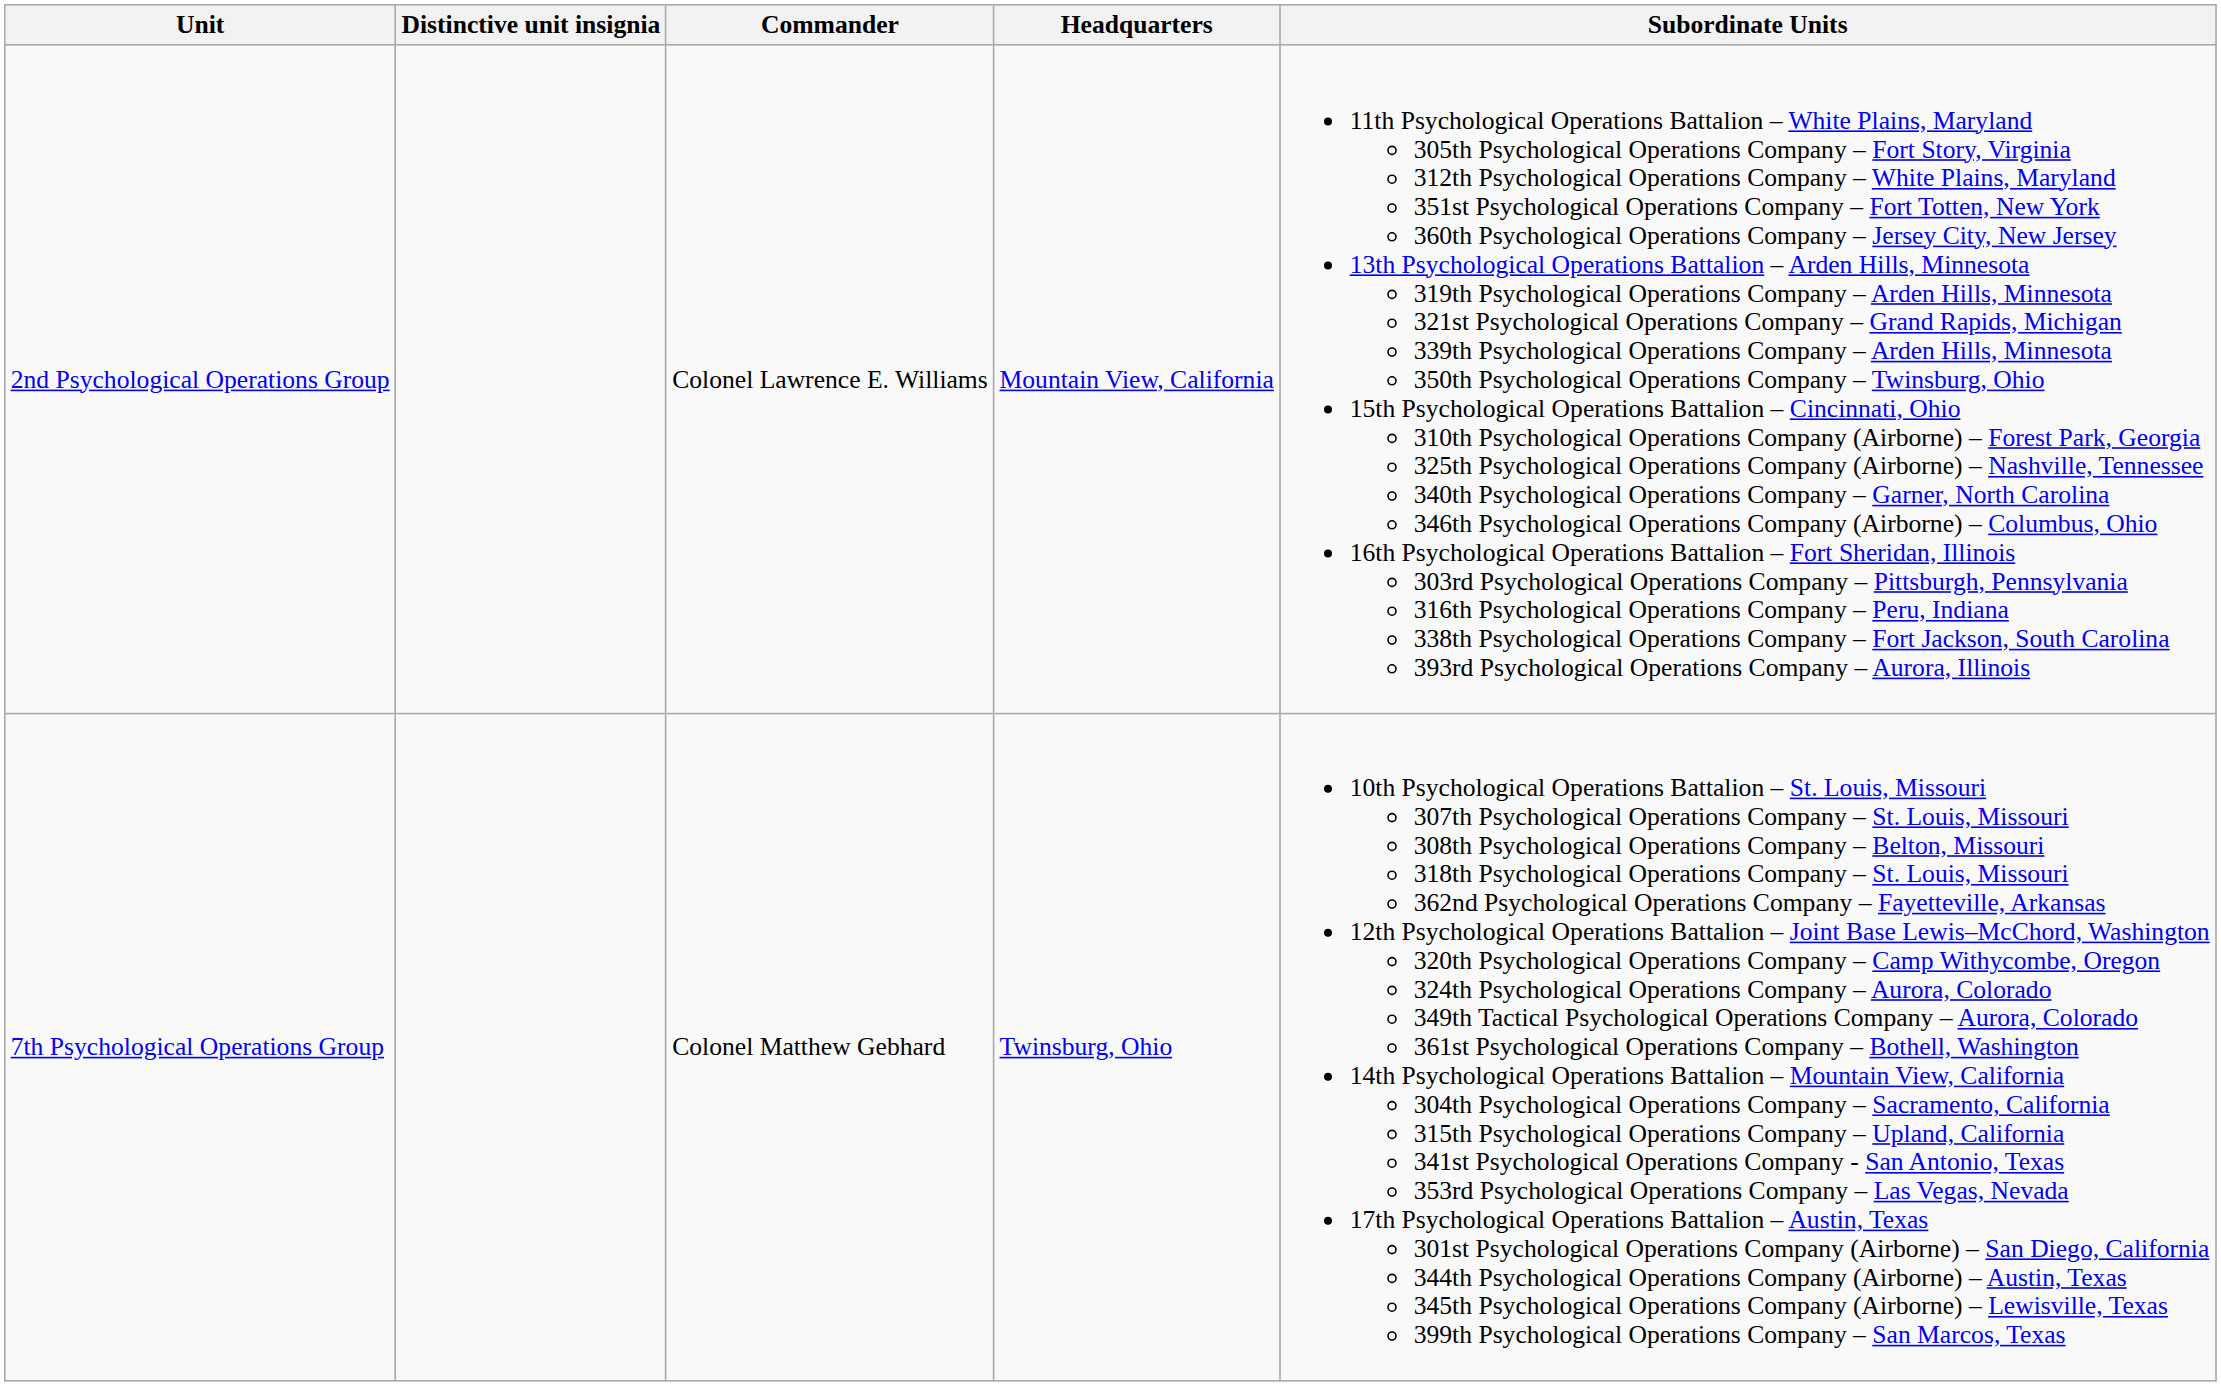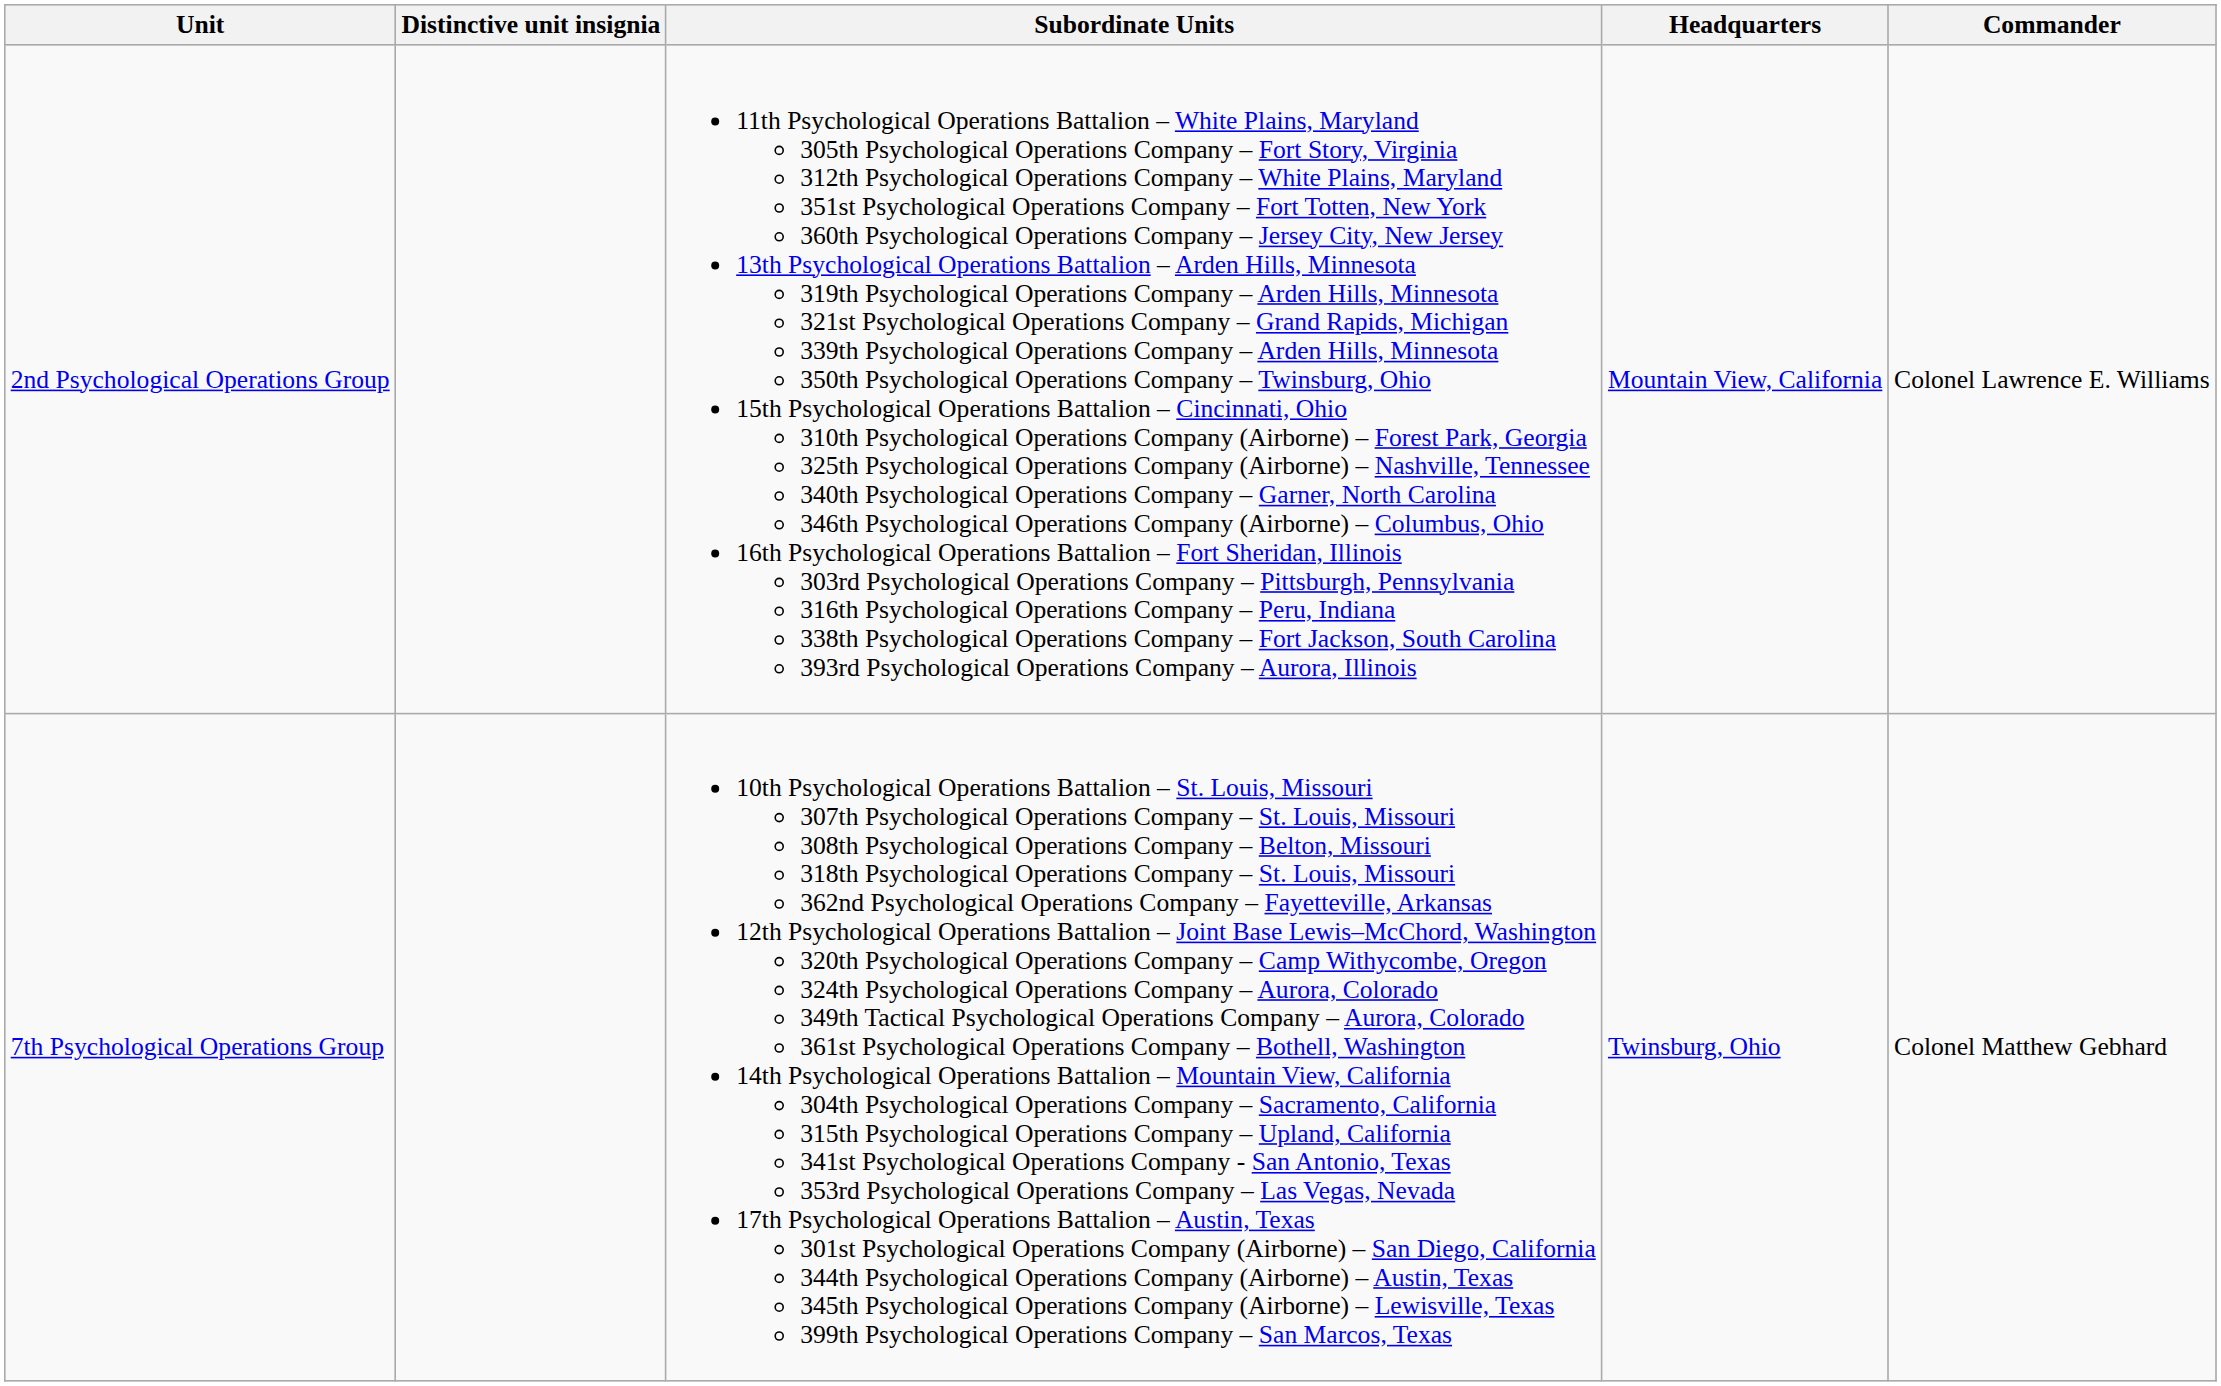columns swapped: (830, 24) <-> (1748, 24)
